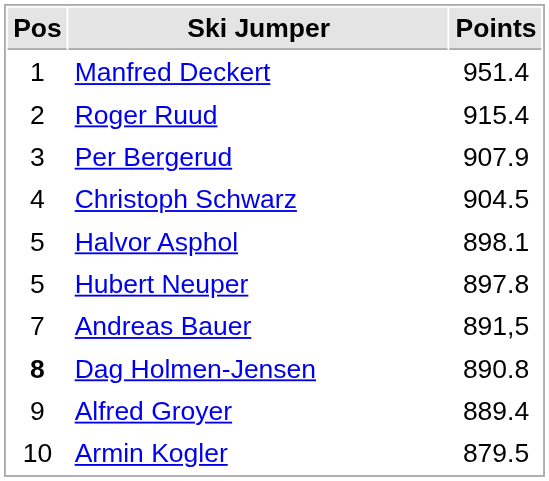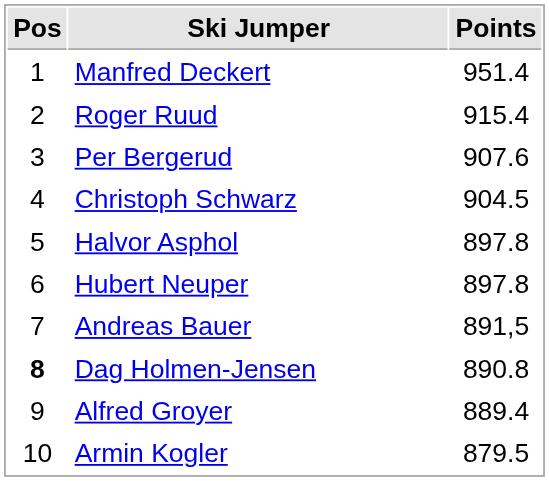(496, 157) 907.9 -> (496, 157) 907.6
(496, 241) 898.1 -> (496, 241) 897.8
(37, 284) 5 -> (37, 284) 6
